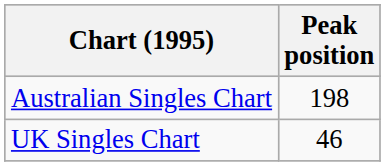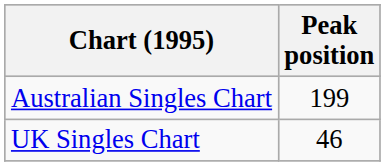(329, 97) 198 -> (329, 97) 199
